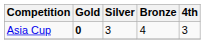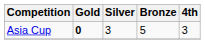(143, 30) 4 -> (143, 30) 5
